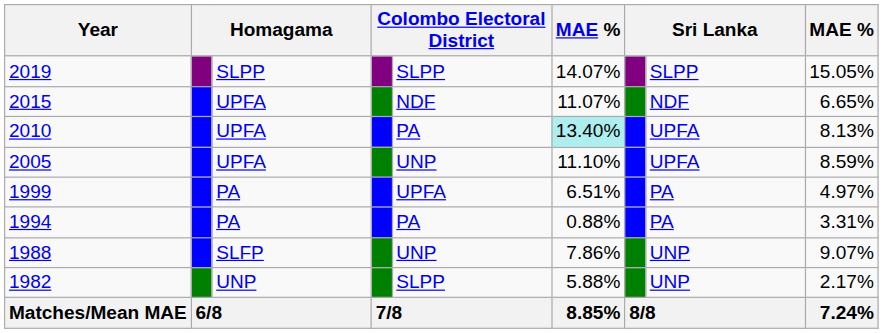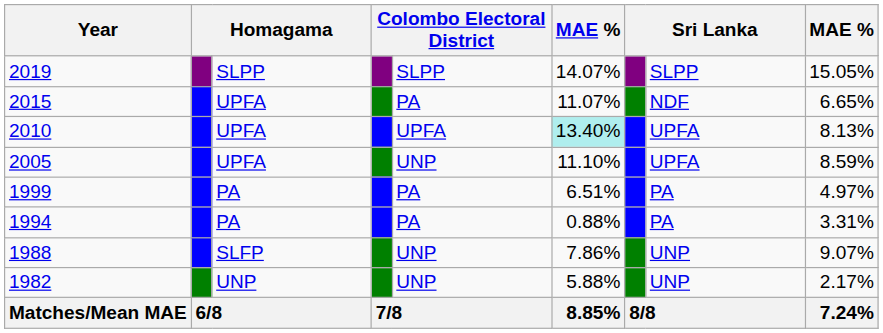(416, 101) NDF -> (408, 101) PA
(408, 131) PA -> (421, 131) UPFA
(421, 191) UPFA -> (408, 191) PA
(421, 282) SLPP -> (416, 282) UNP
